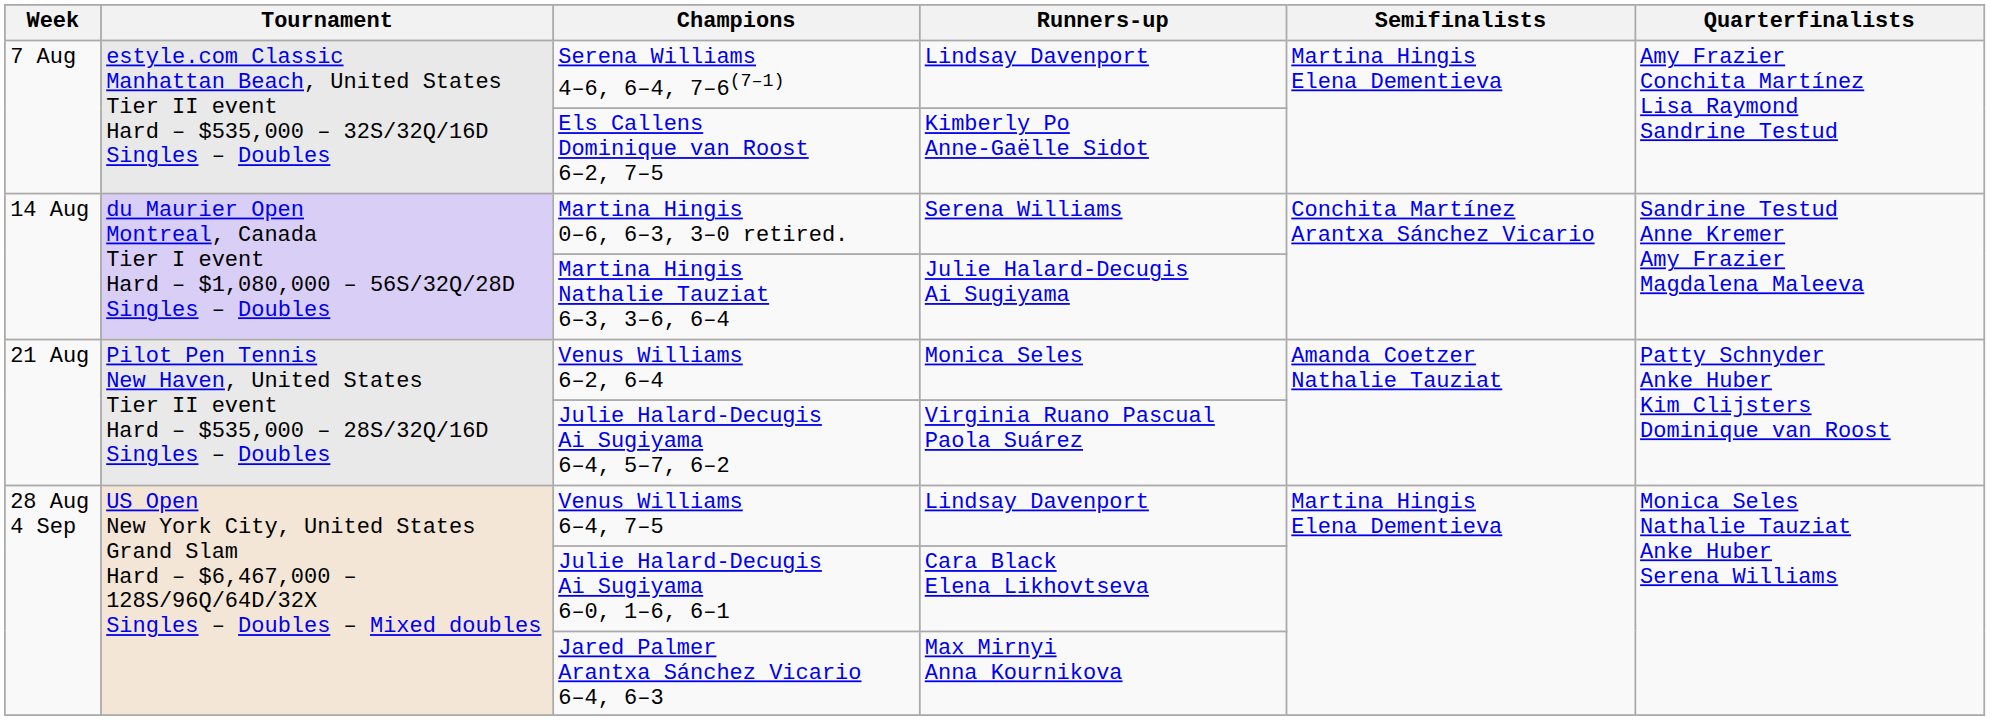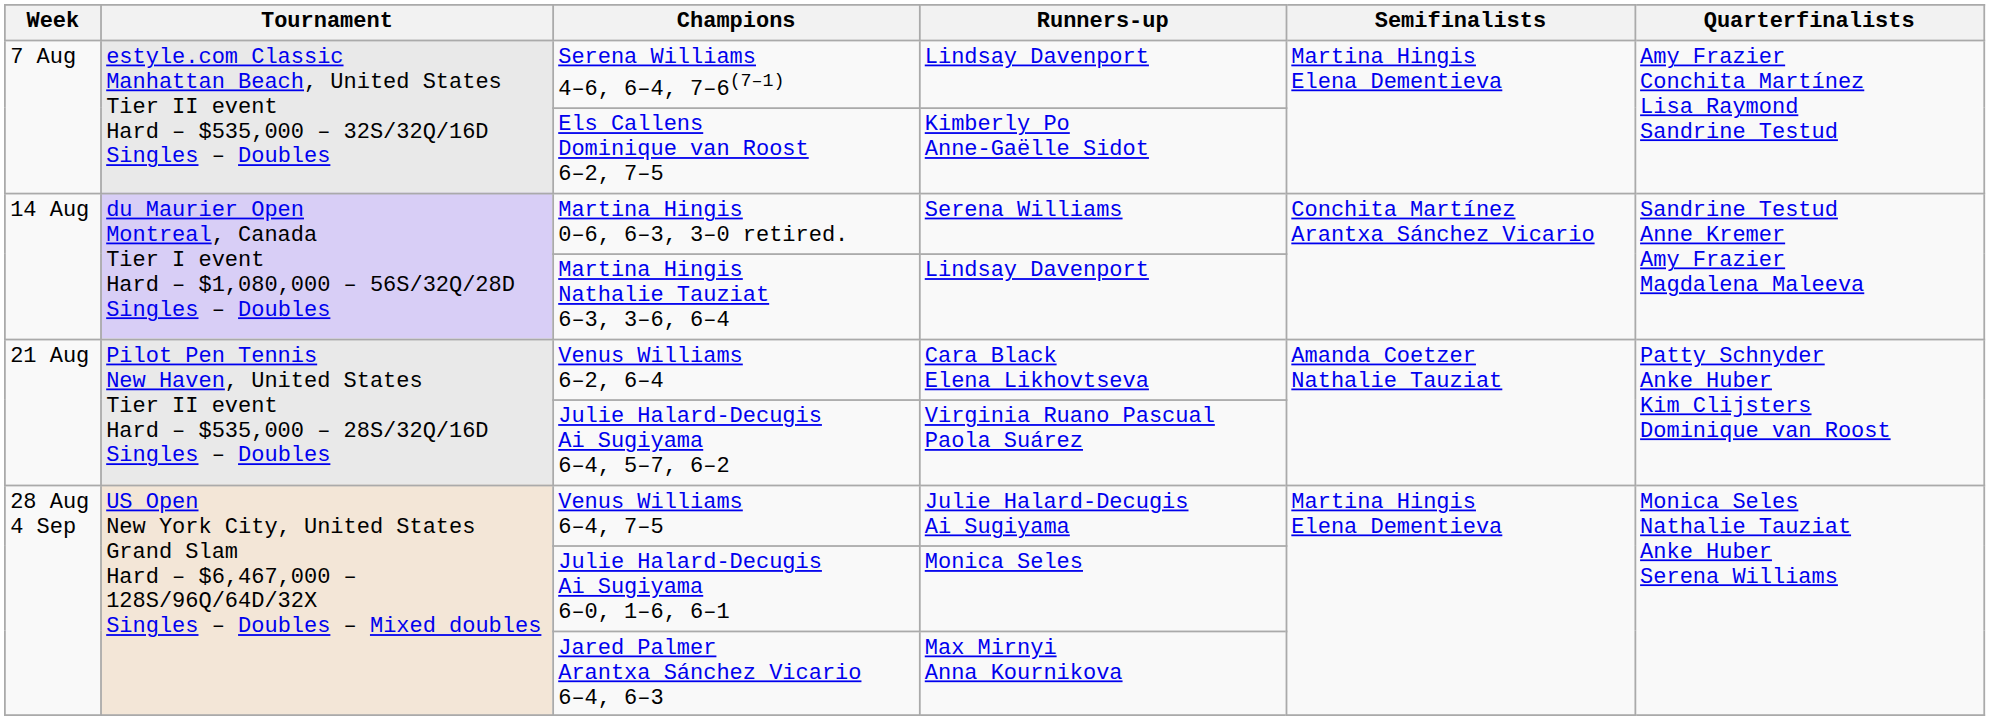(1057, 284) Julie Halard-Decugis Ai Sugiyama -> (1037, 272) Lindsay Davenport
(1004, 357) Monica Seles -> (1037, 370) Cara Black Elena Likhovtseva
(1037, 503) Lindsay Davenport -> (1057, 515) Julie Halard-Decugis Ai Sugiyama
(1037, 576) Cara Black Elena Likhovtseva -> (1004, 563) Monica Seles
